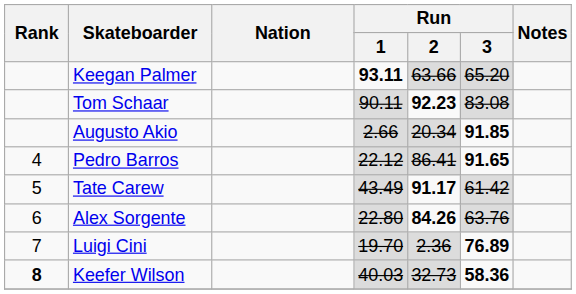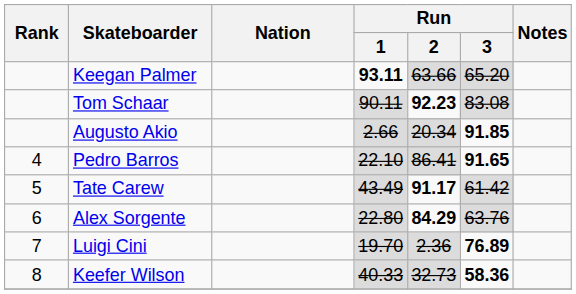(381, 160) 22.12 -> (381, 160) 22.10
(434, 217) 84.26 -> (434, 217) 84.29
(37, 274) bold -> (37, 274) normal
(381, 274) 40.03 -> (381, 274) 40.33
